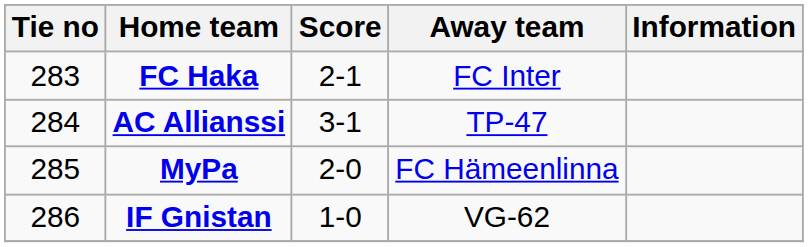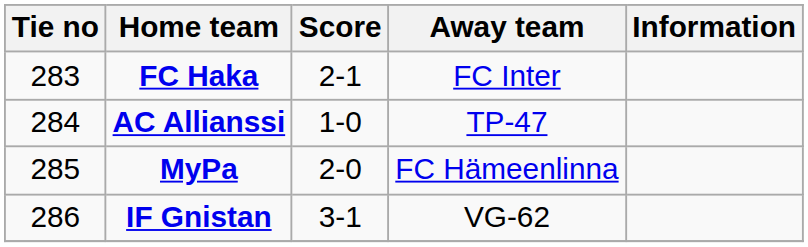(340, 122) 3-1 -> (340, 122) 1-0
(340, 216) 1-0 -> (340, 216) 3-1
